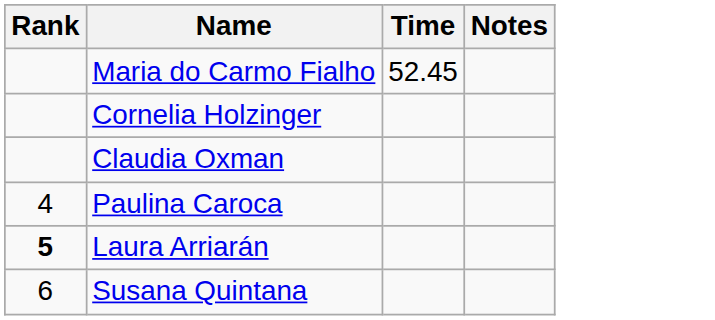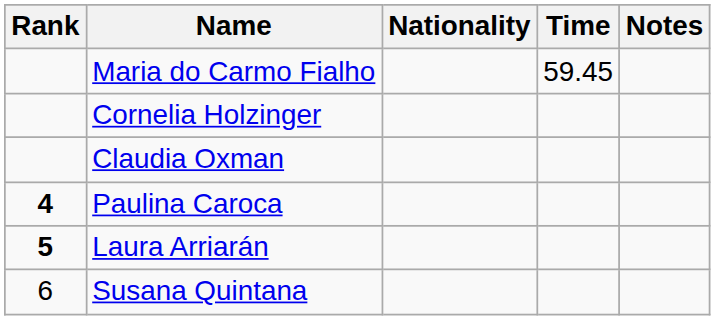+ column: (459, 26)
(423, 70) 52.45 -> (578, 70) 59.45
(45, 203) normal -> (45, 203) bold
